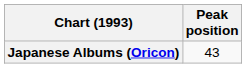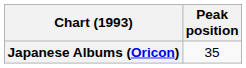(212, 52) 43 -> (212, 52) 35
